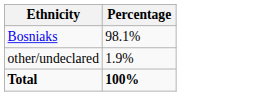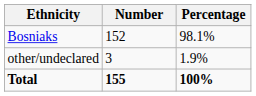+ column: (139, 15)
